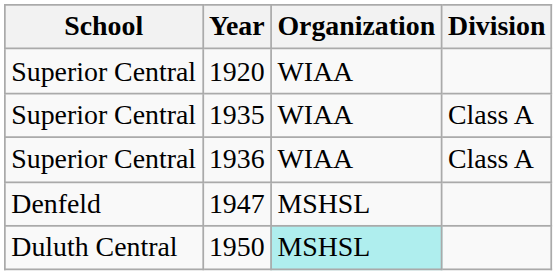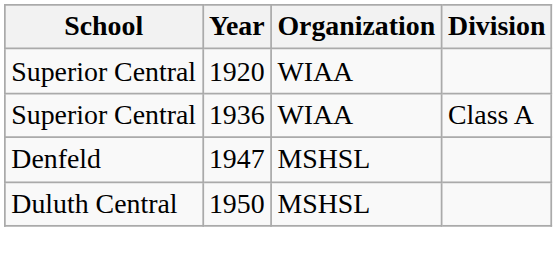- row: (237, 114)
(324, 247) paleturquoise background -> (324, 203) no background
